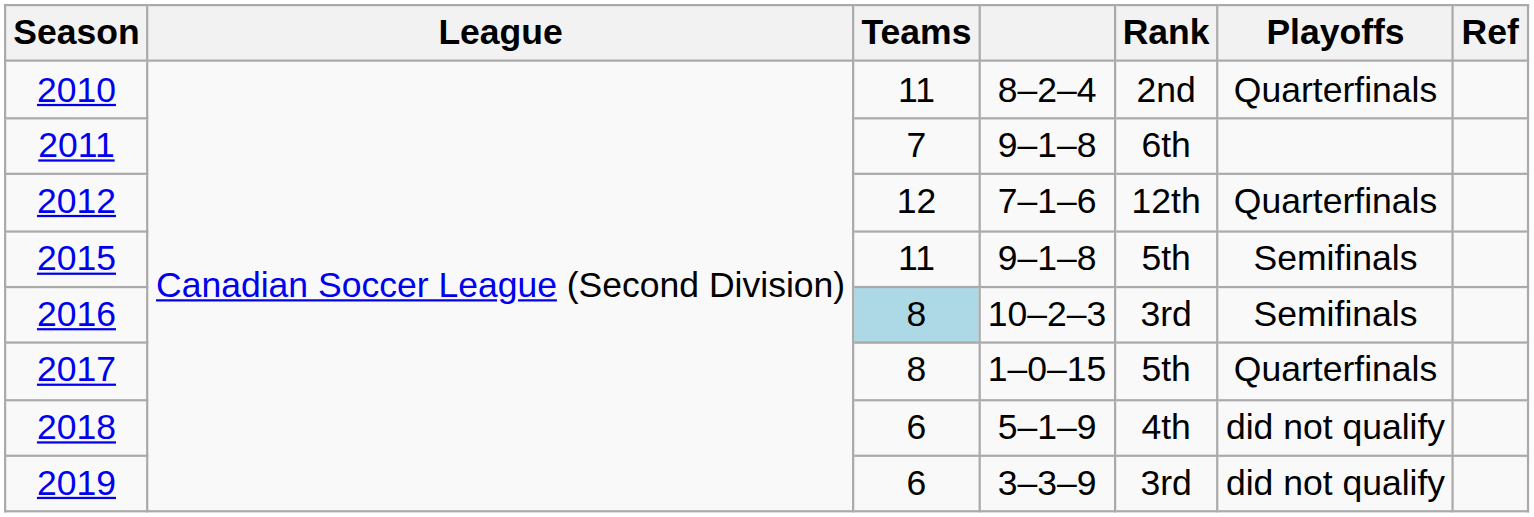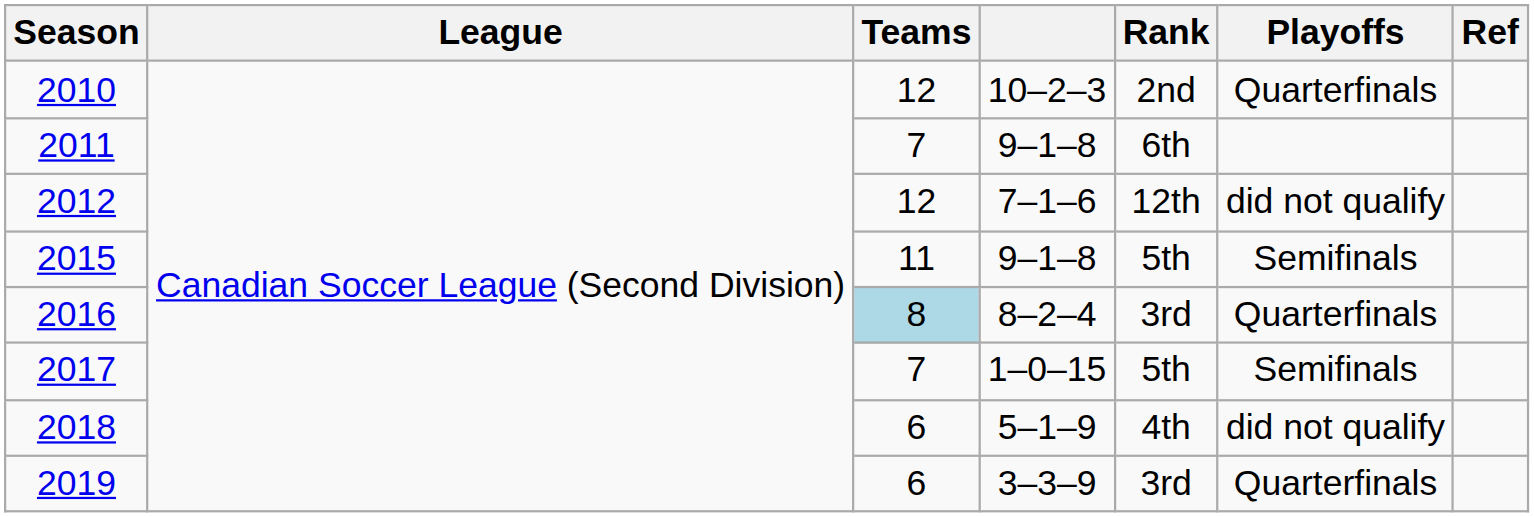(916, 88) 11 -> (916, 88) 12
(1047, 88) 8–2–4 -> (1047, 88) 10–2–3
(1336, 201) Quarterfinals -> (1336, 201) did not qualify
(1047, 314) 10–2–3 -> (1047, 314) 8–2–4
(1336, 314) Semifinals -> (1336, 314) Quarterfinals
(916, 370) 8 -> (916, 370) 7
(1336, 370) Quarterfinals -> (1336, 370) Semifinals
(1336, 483) did not qualify -> (1336, 483) Quarterfinals
